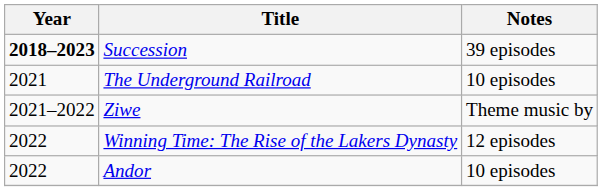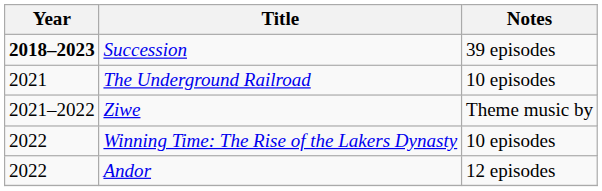(511, 140) 12 episodes -> (511, 140) 10 episodes
(511, 170) 10 episodes -> (511, 170) 12 episodes
